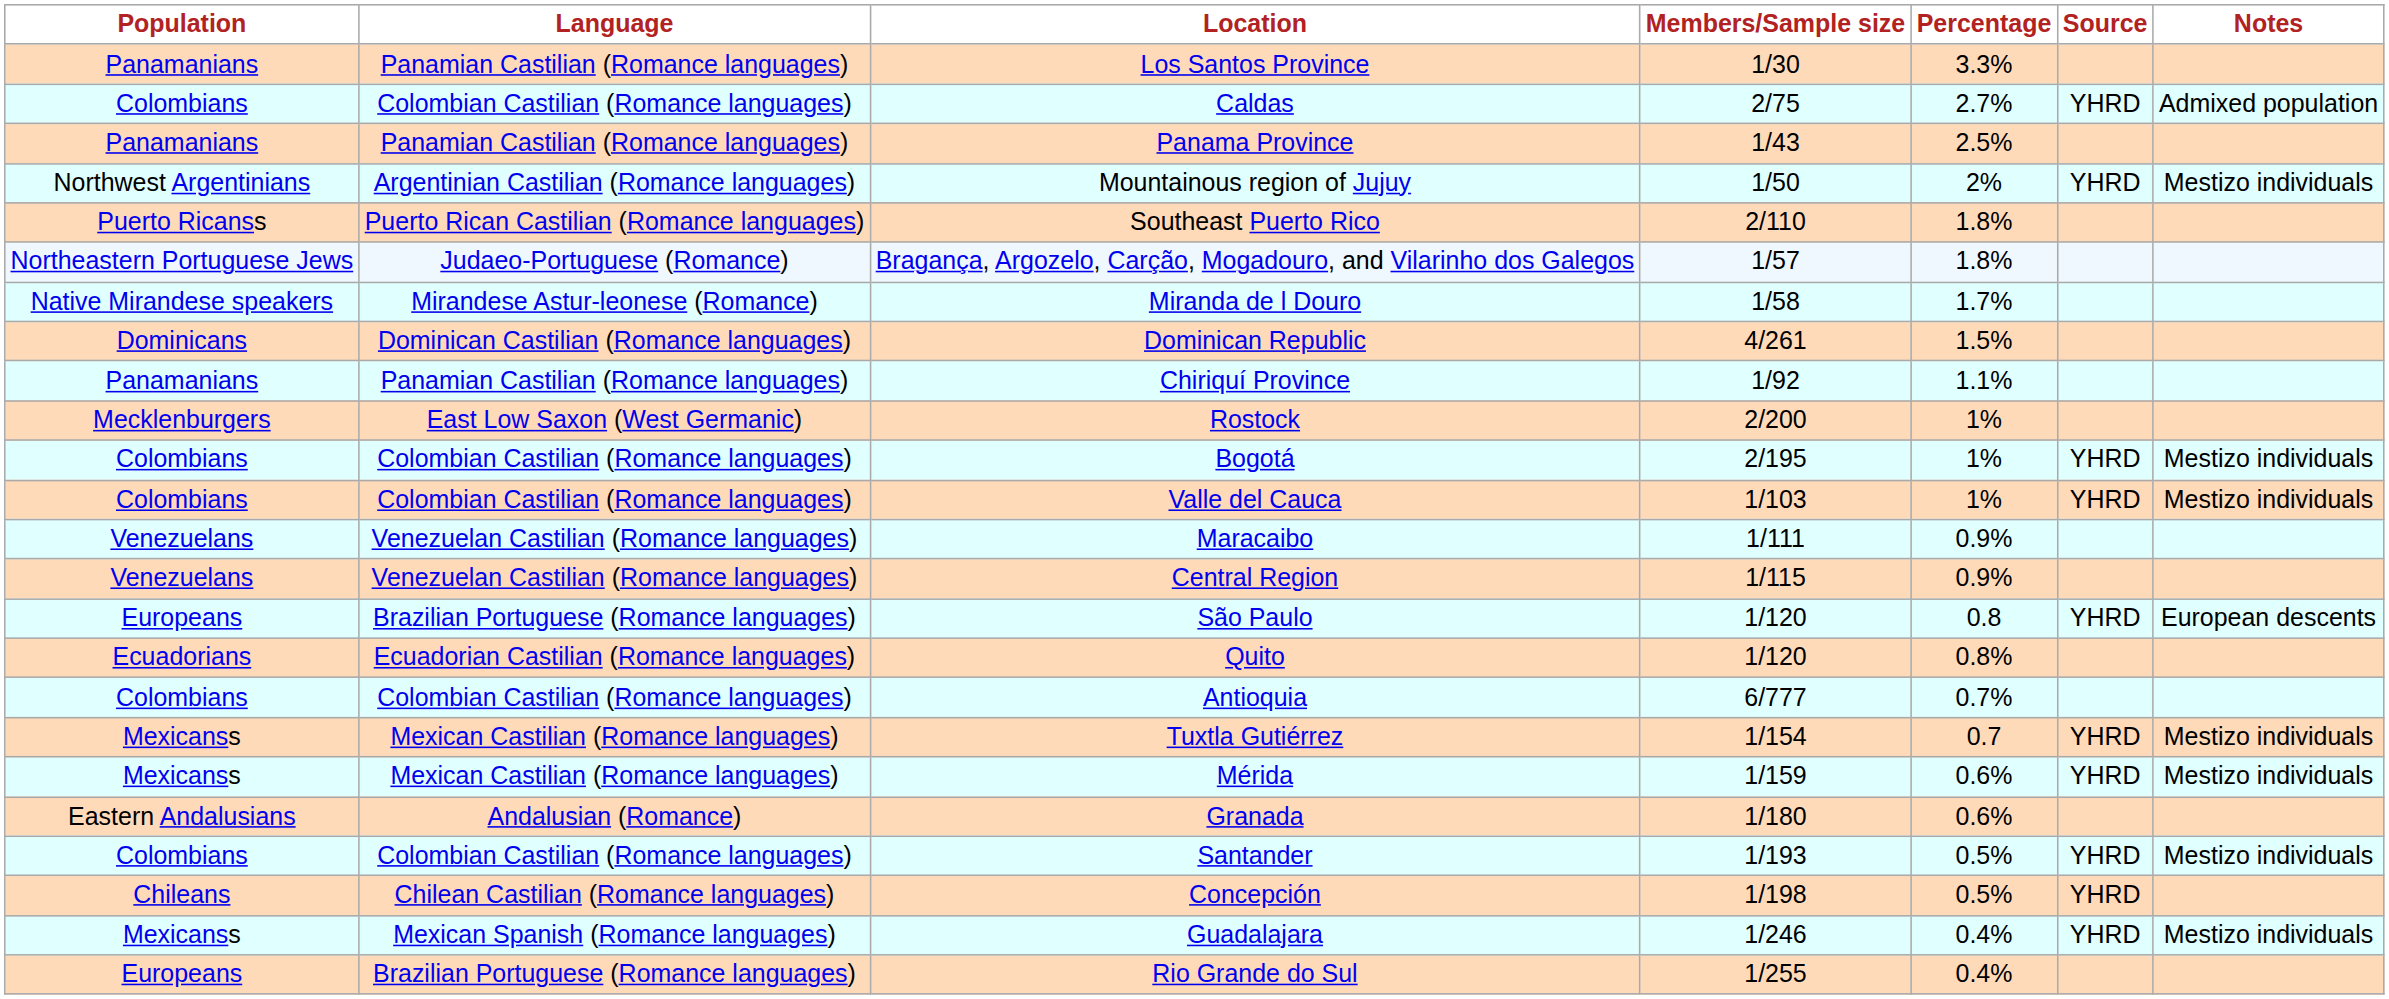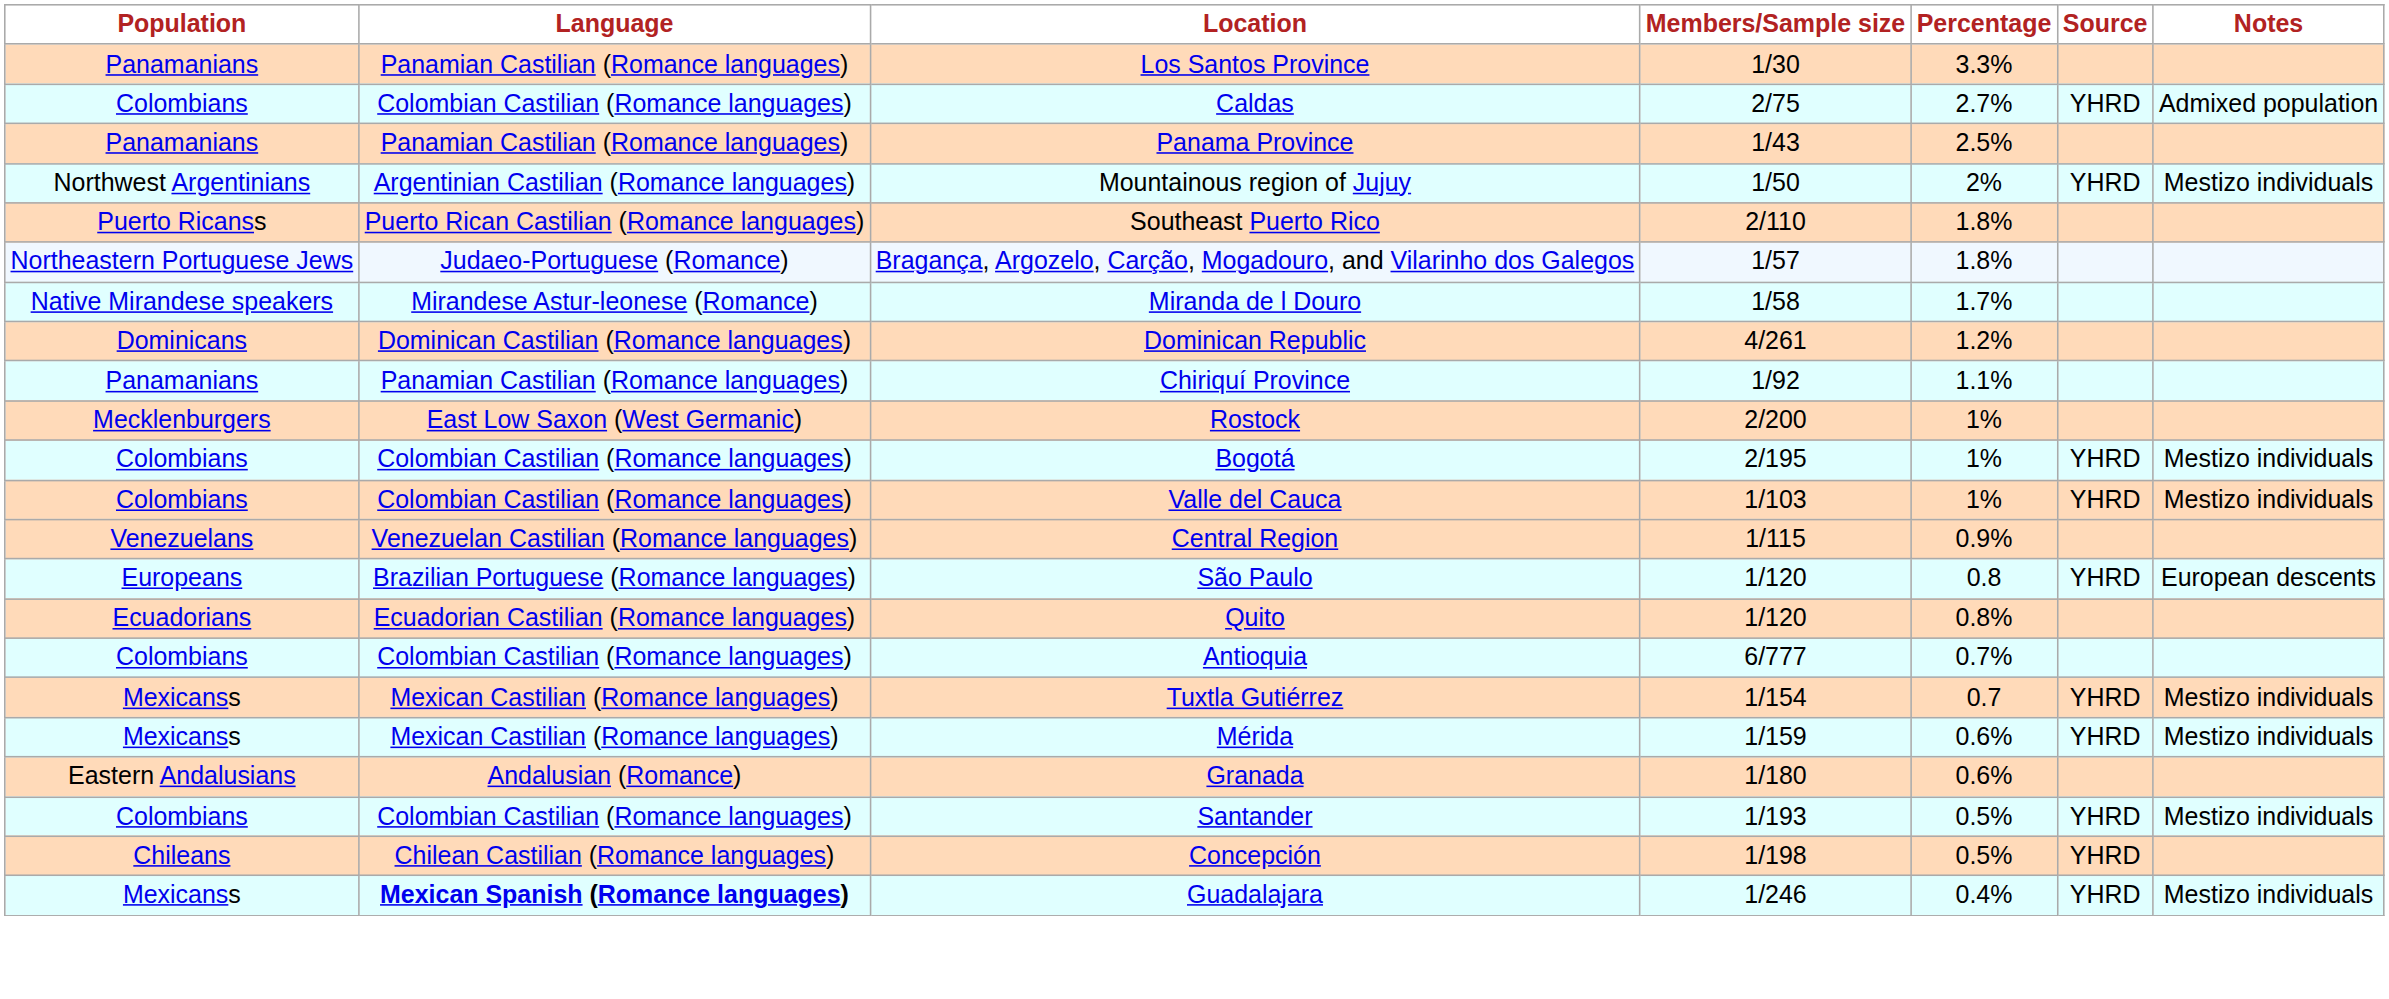(1984, 340) 1.5% -> (1984, 340) 1.2%
- row: (1255, 538)
(614, 934) normal -> (614, 895) bold
- row: (1255, 974)
